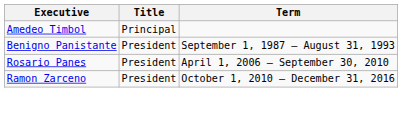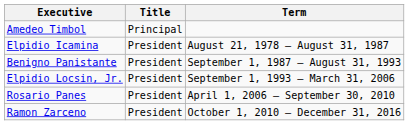+ row: (53, 46)
+ row: (65, 79)
